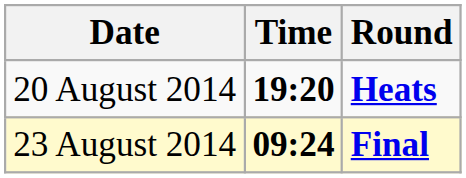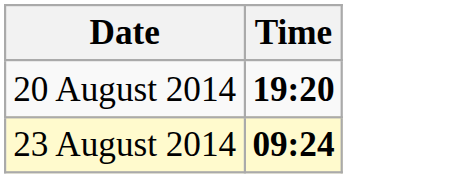- column: (402, 32)
